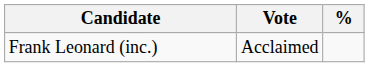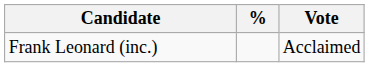columns swapped: (280, 18) <-> (344, 18)
